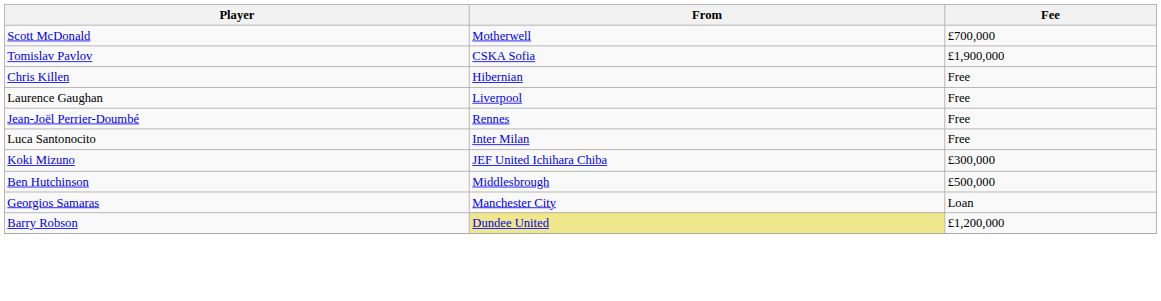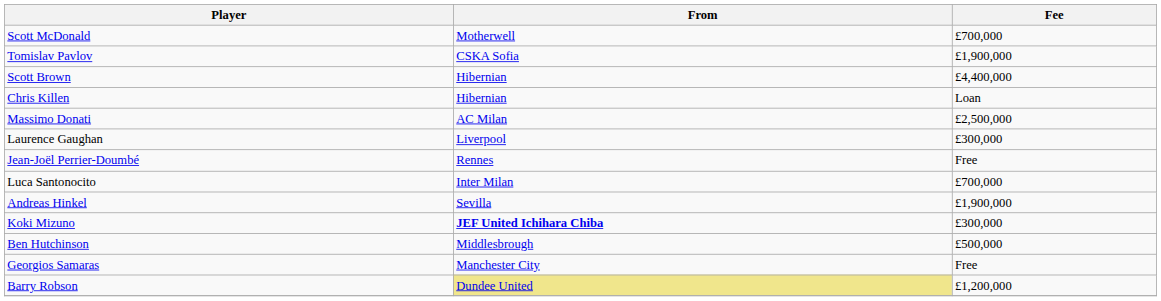+ row: (39, 77)
(959, 77) Free -> (968, 98) Loan
+ row: (49, 119)
(959, 98) Free -> (979, 139) £300,000
(959, 139) Free -> (979, 181) £700,000
+ row: (47, 202)
(540, 160) normal -> (530, 223) bold
(961, 202) Loan -> (966, 264) Free
